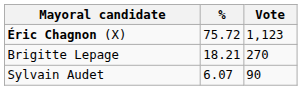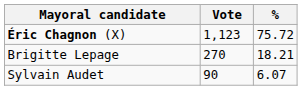columns swapped: (270, 15) <-> (222, 15)
